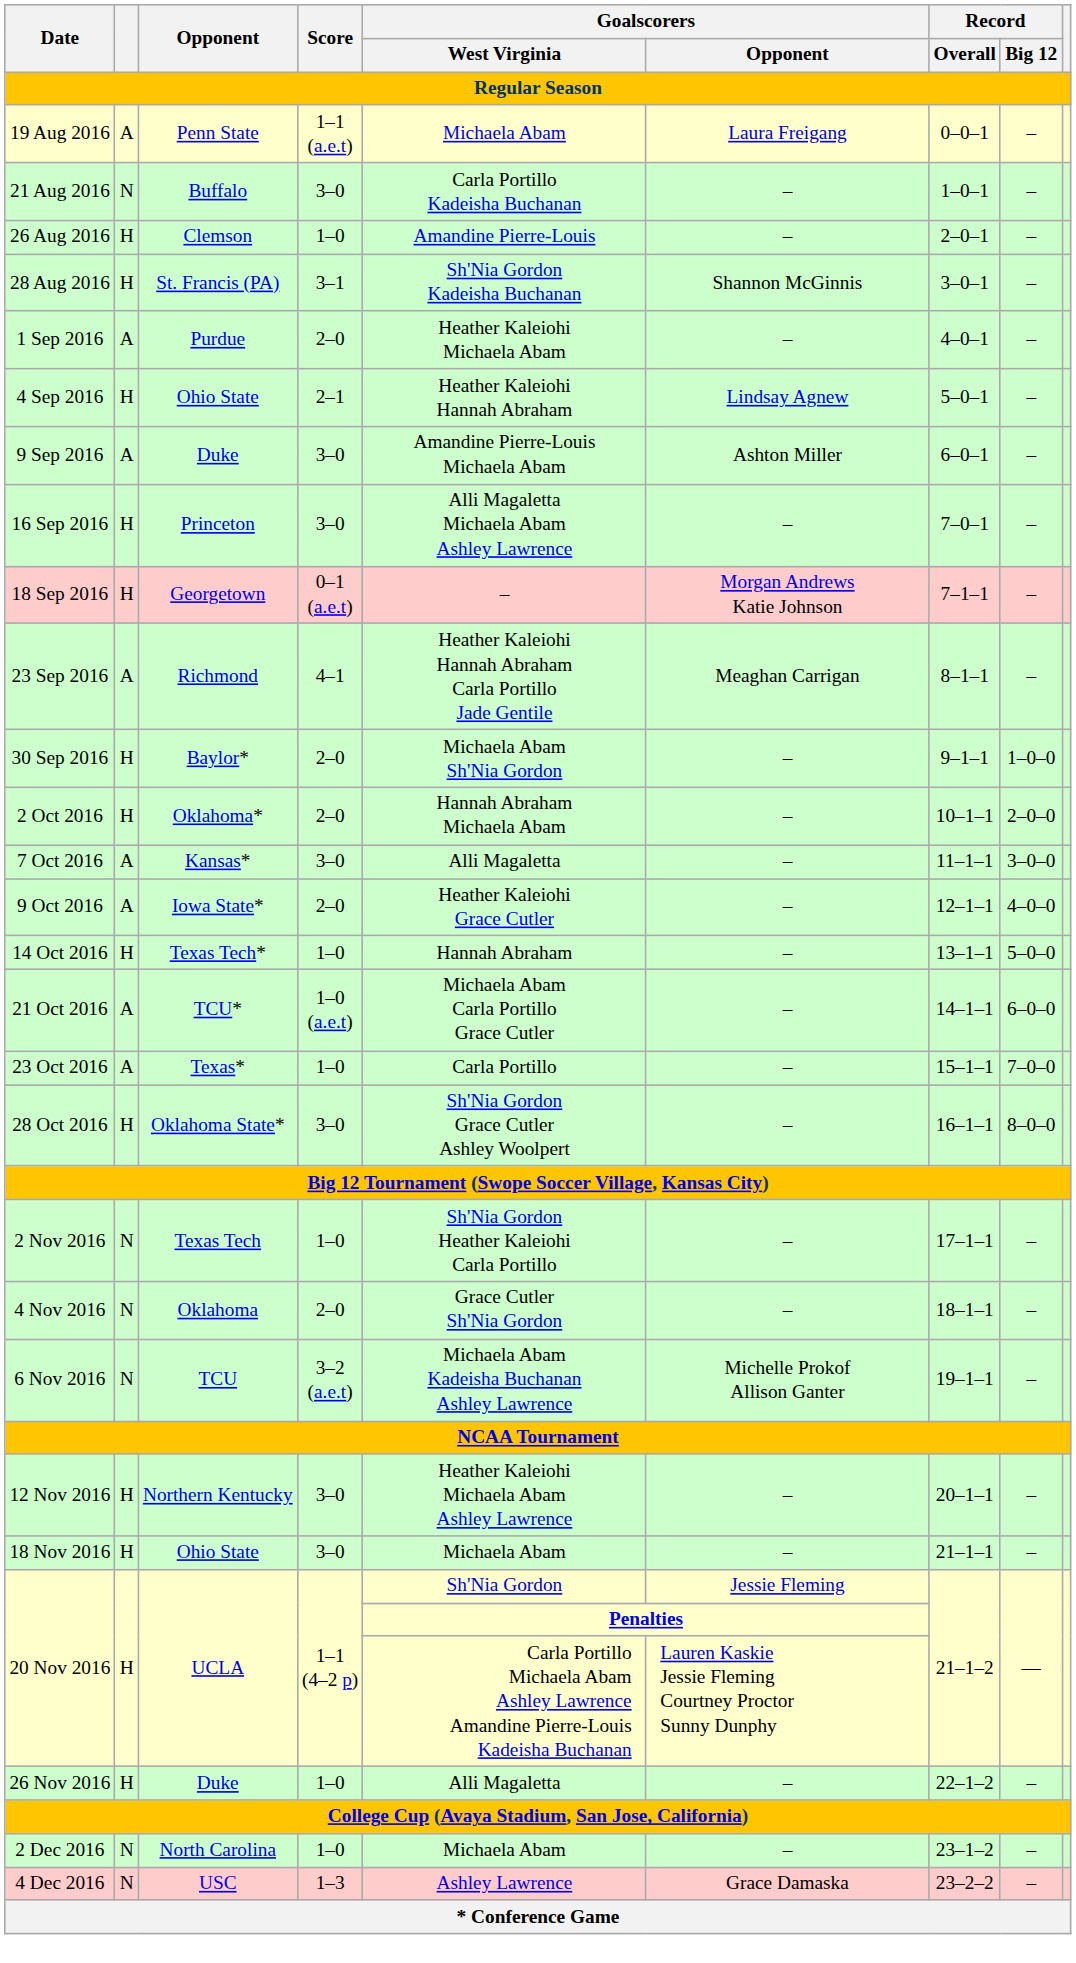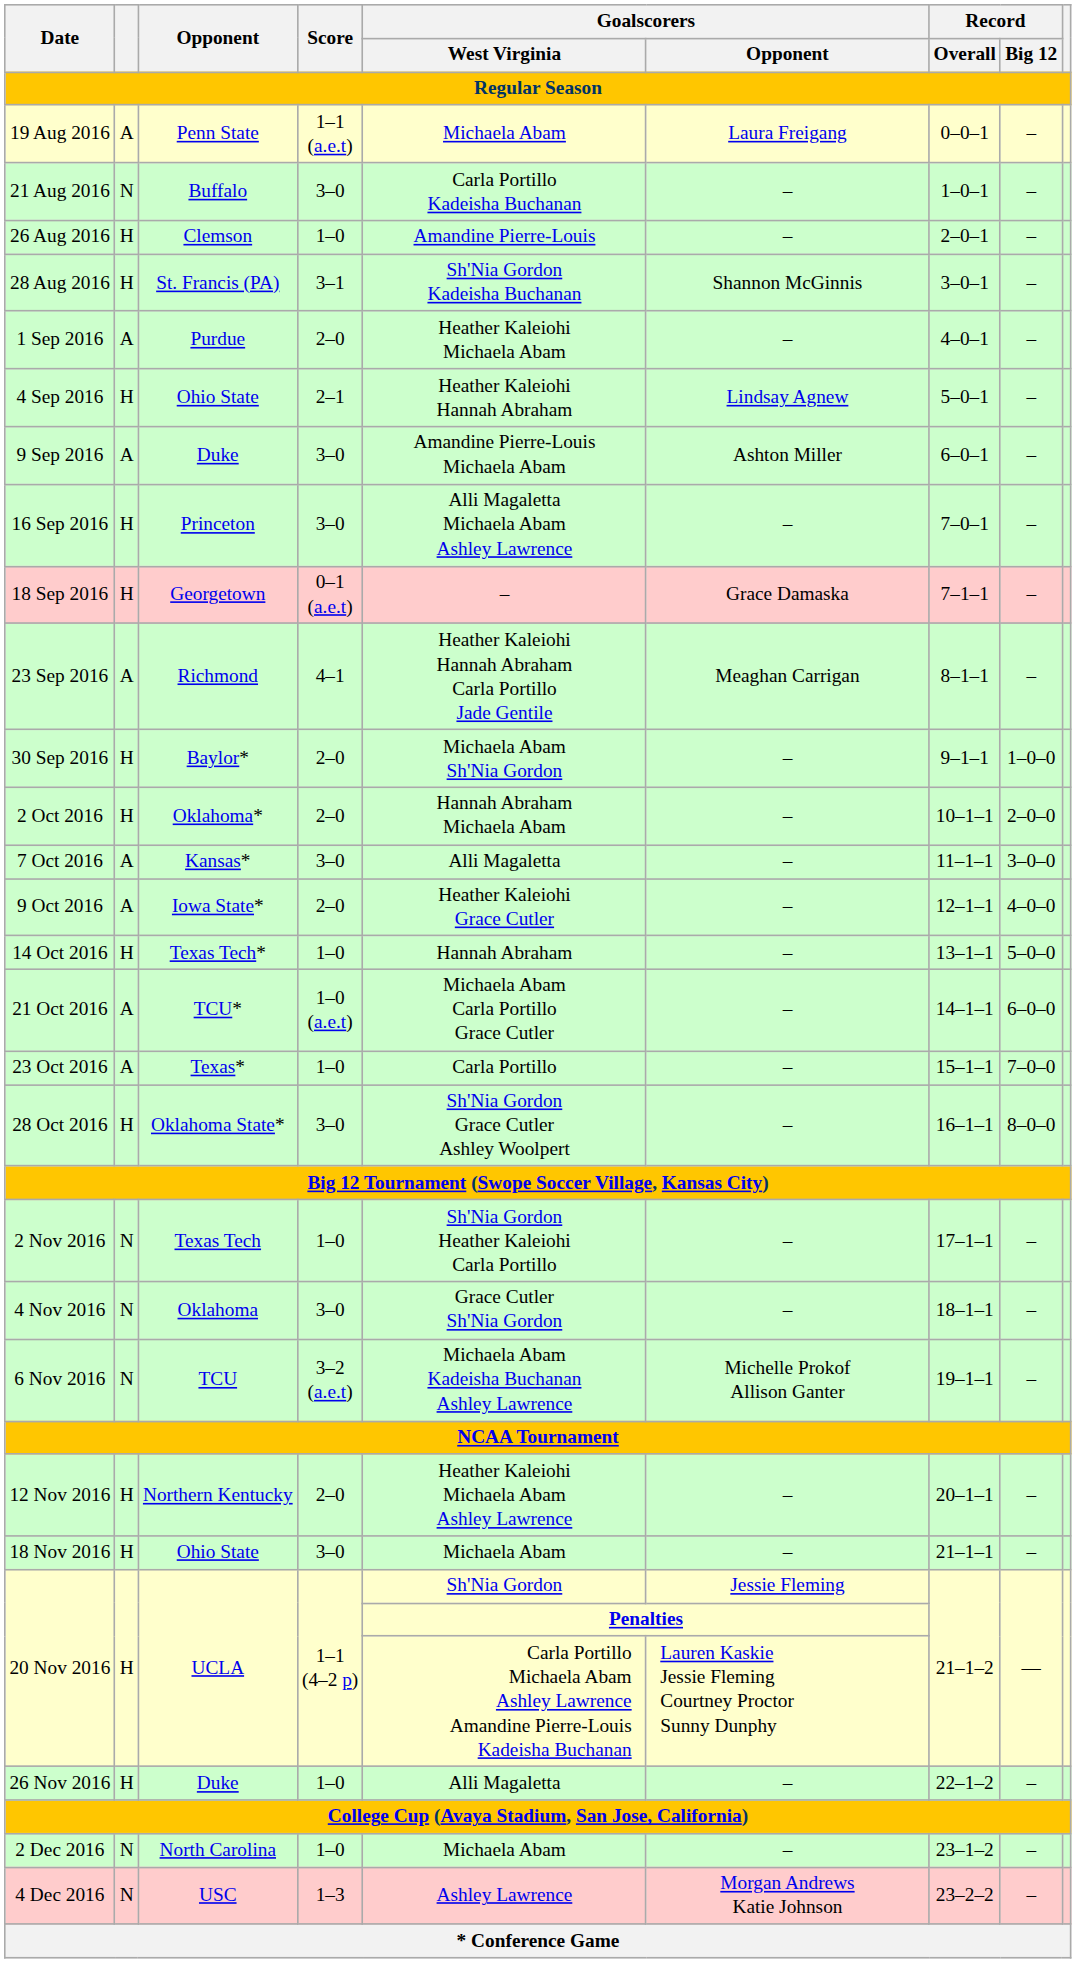(787, 594) Morgan Andrews Katie Johnson -> (787, 594) Grace Damaska
(330, 1309) 2–0 -> (330, 1309) 3–0
(330, 1494) 3–0 -> (330, 1494) 2–0
(787, 1883) Grace Damaska -> (787, 1895) Morgan Andrews Katie Johnson
